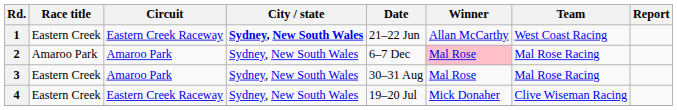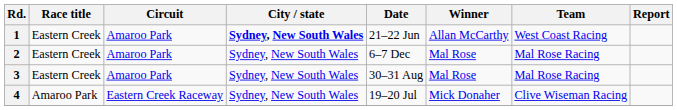(165, 35) Eastern Creek Raceway -> (139, 35) Amaroo Park
(65, 55) Amaroo Park -> (66, 55) Eastern Creek
(452, 55) pink background -> (452, 55) no background
(66, 95) Eastern Creek -> (65, 95) Amaroo Park
